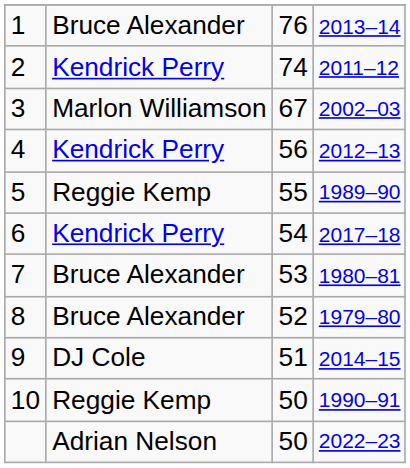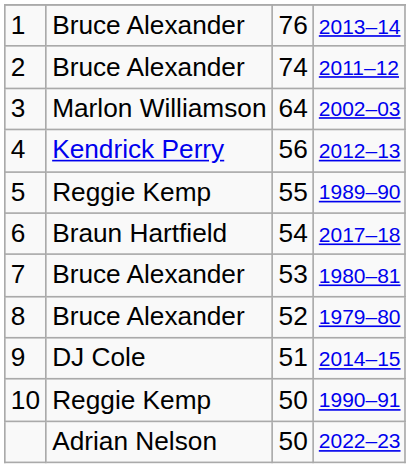(138, 66) Kendrick Perry -> (148, 66) Bruce Alexander
(293, 108) 67 -> (293, 108) 64
(138, 233) Kendrick Perry -> (140, 233) Braun Hartfield
